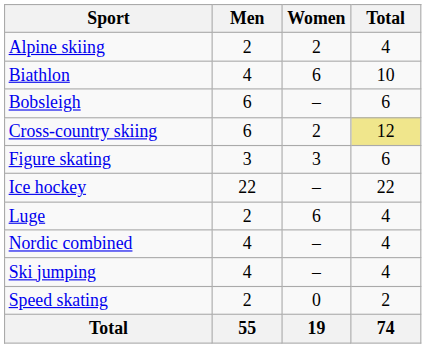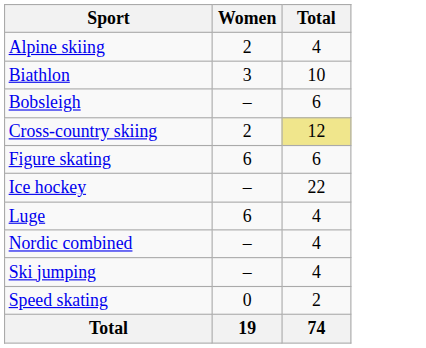- column: (247, 18)
(316, 74) 6 -> (247, 74) 3
(316, 159) 3 -> (247, 159) 6
